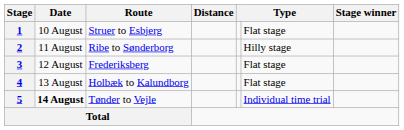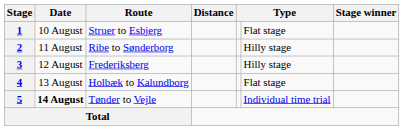(265, 64) Flat stage -> (267, 64) Hilly stage
